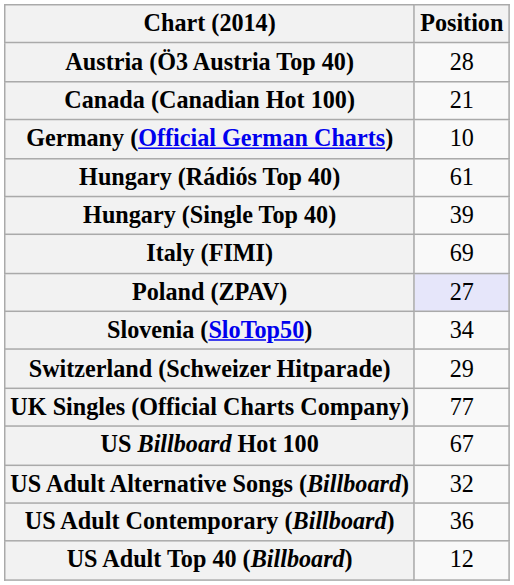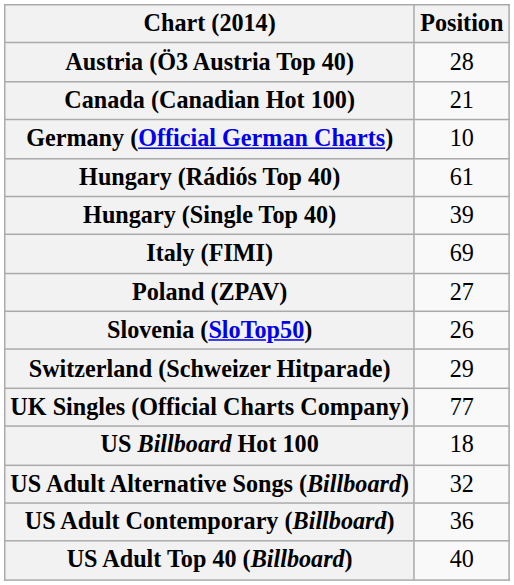(462, 291) lavender background -> (462, 291) no background
(462, 330) 34 -> (462, 330) 26
(462, 445) 67 -> (462, 445) 18
(462, 560) 12 -> (462, 560) 40
